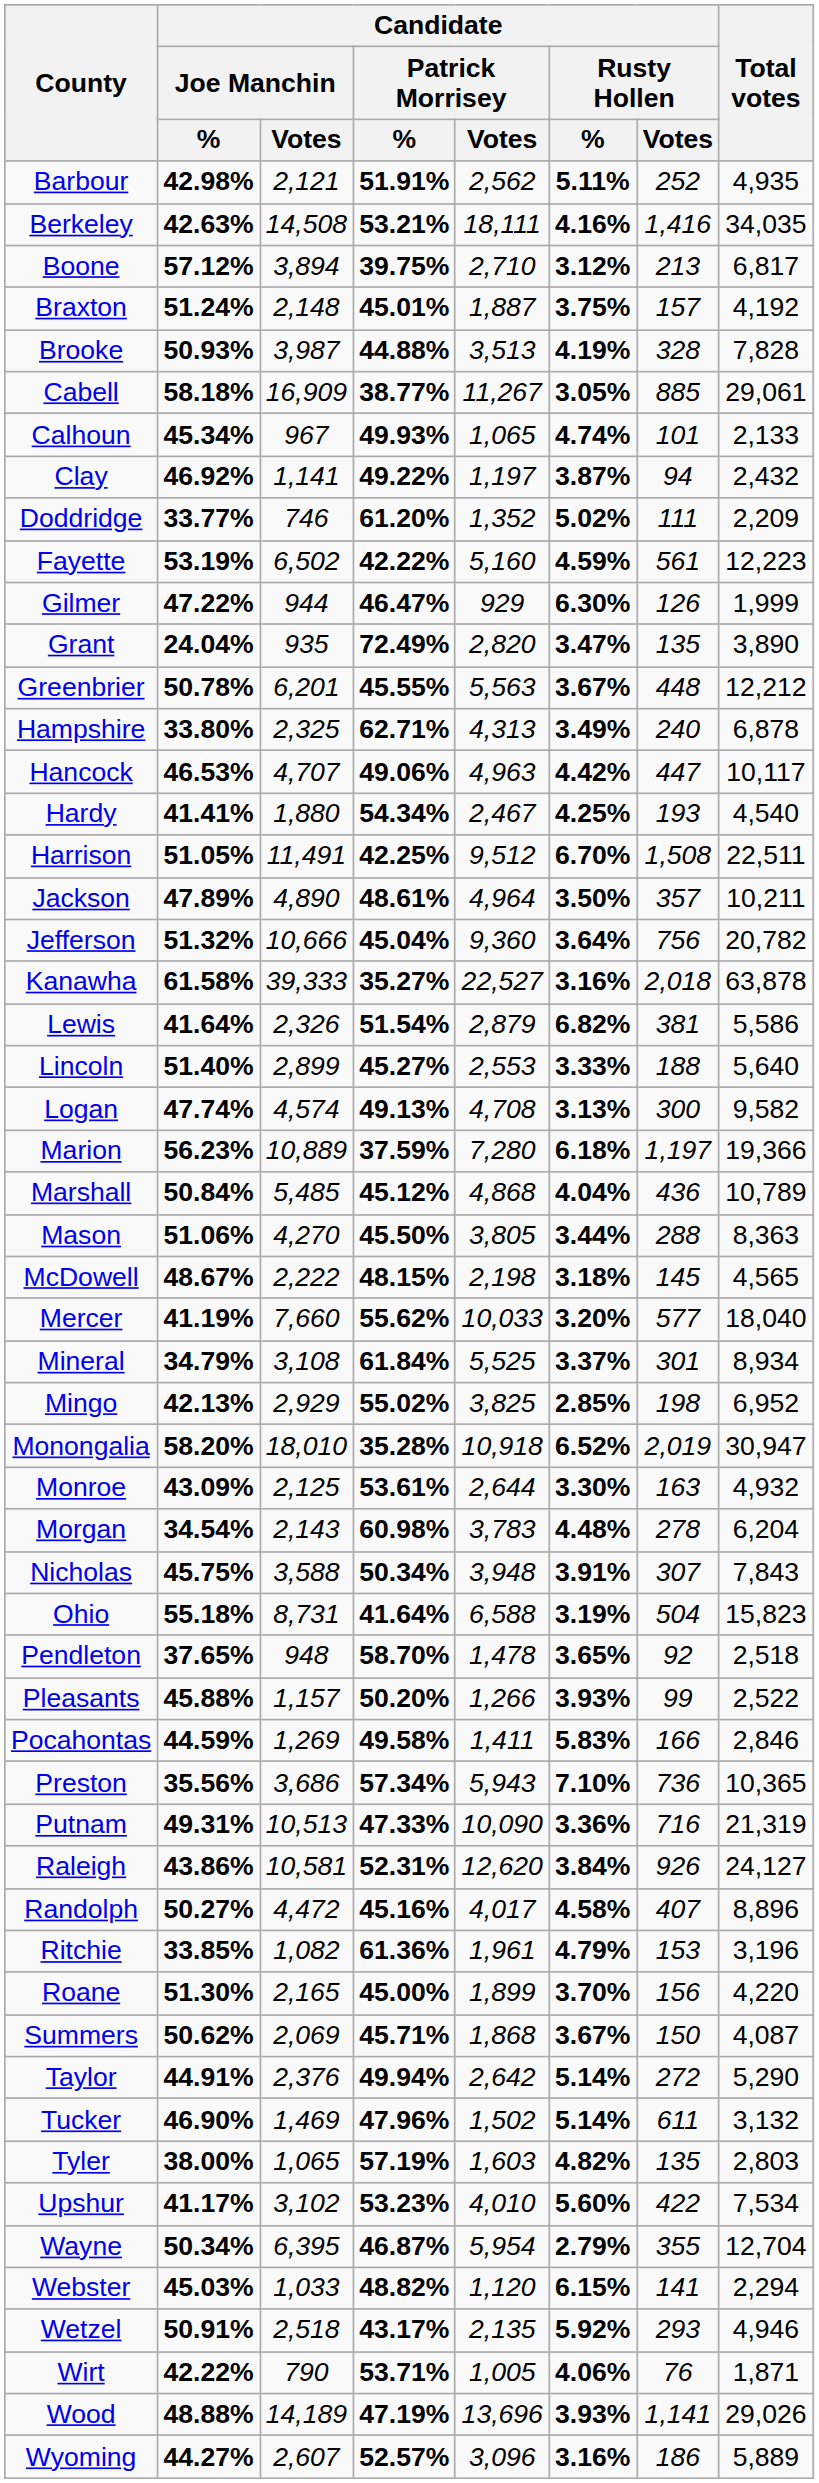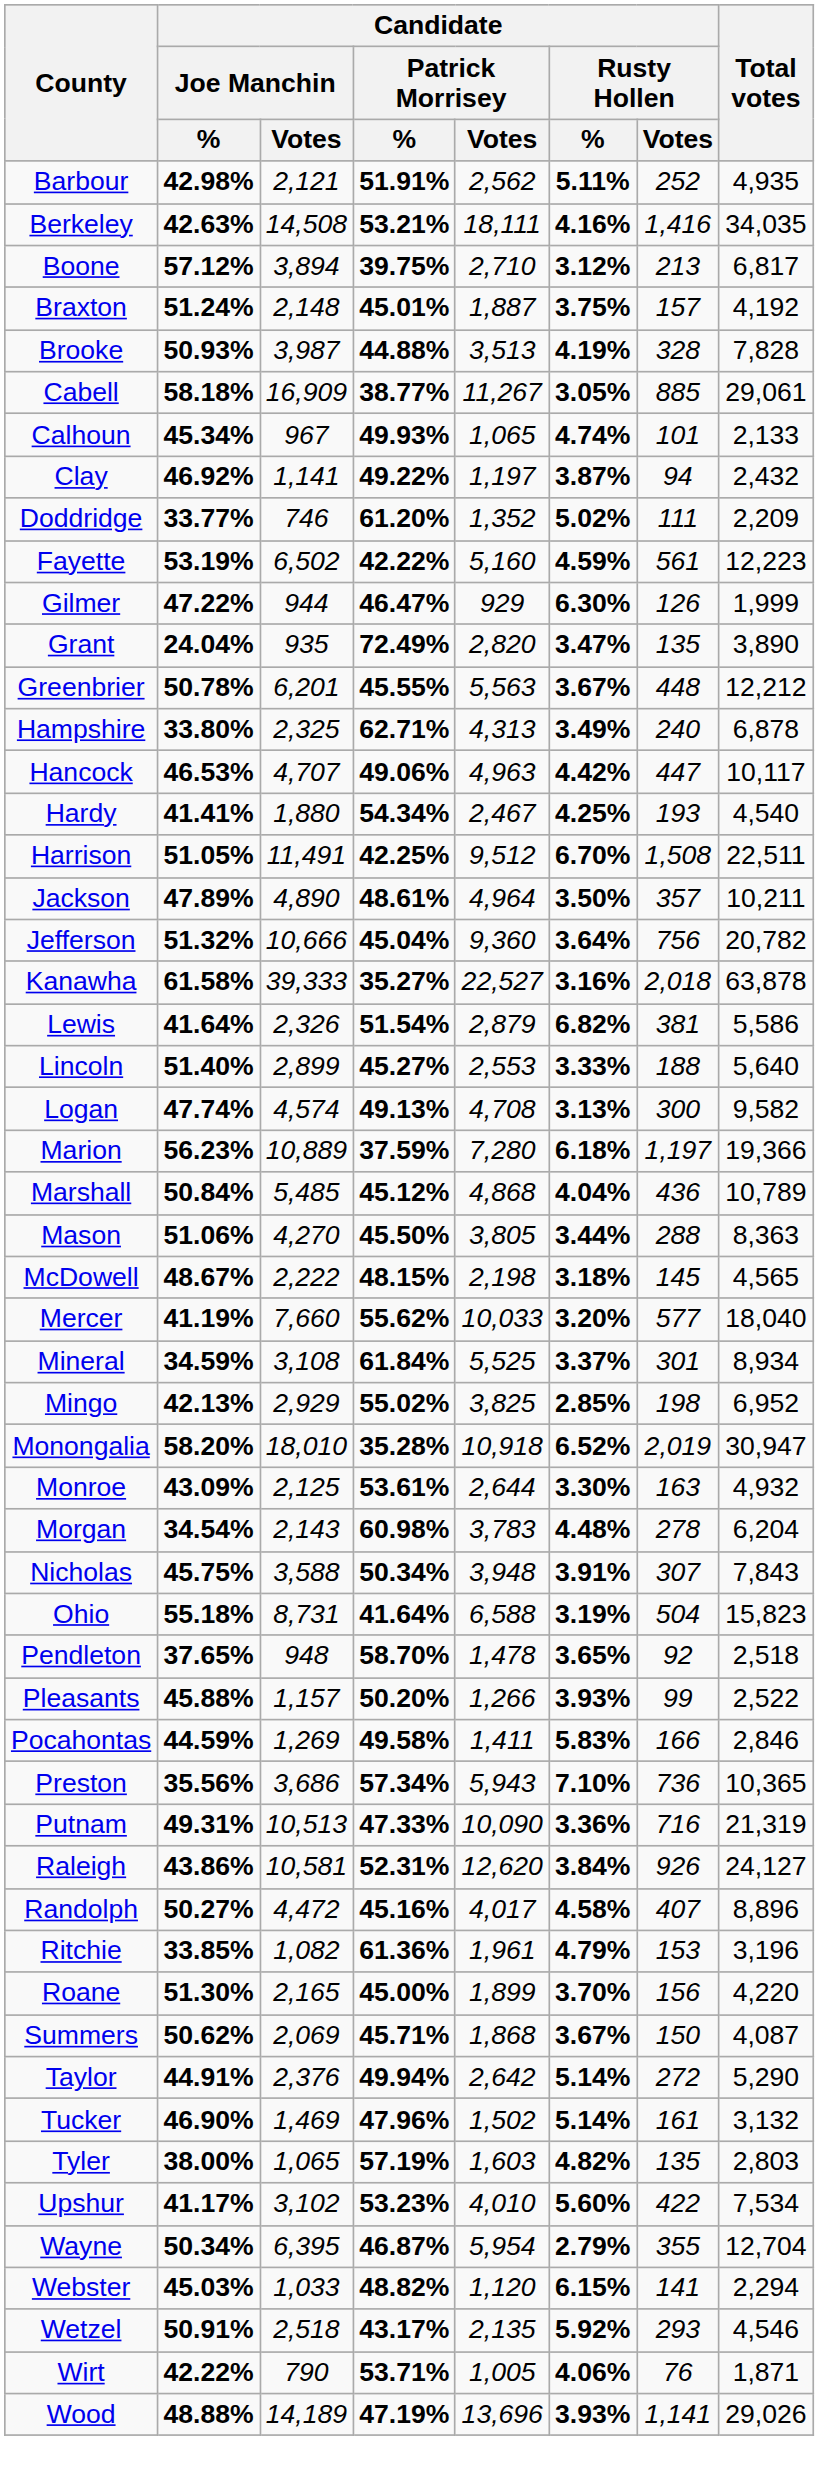(209, 1361) 34.79% -> (209, 1361) 34.59%
(678, 2119) 611 -> (678, 2119) 161
(766, 2330) 4,946 -> (766, 2330) 4,546
- row: (81, 2456)
